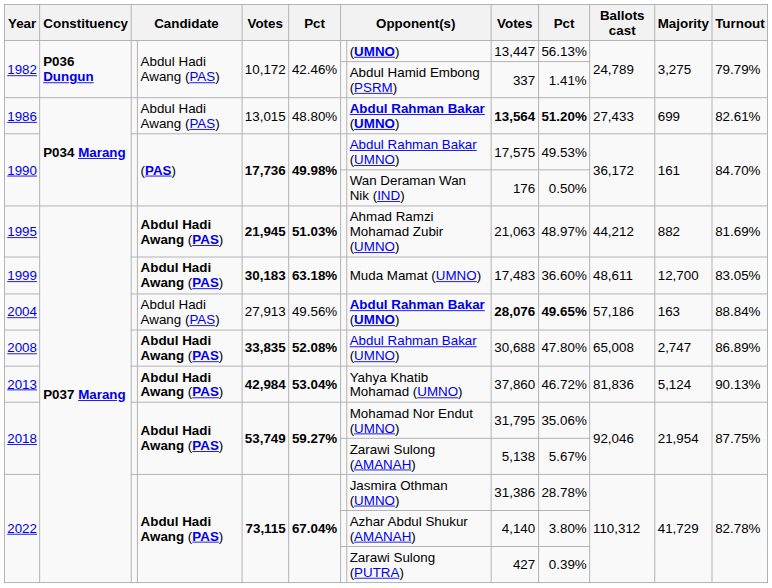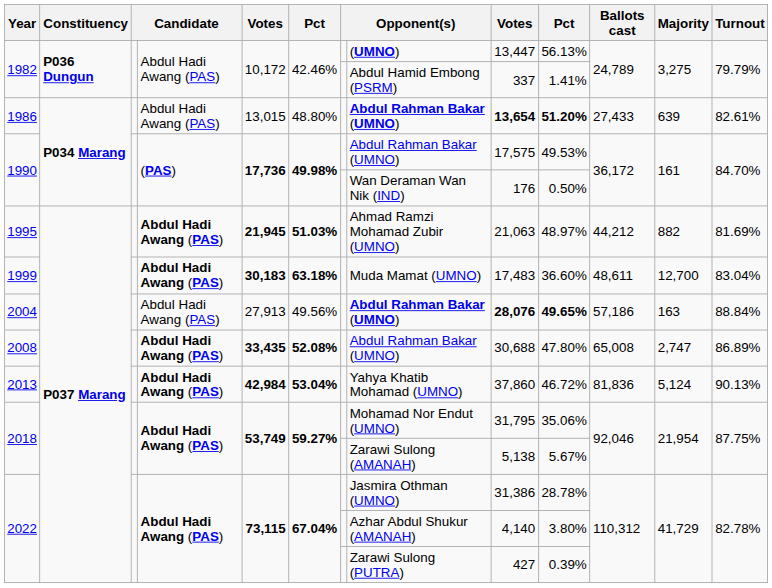(515, 116) 13,564 -> (515, 116) 13,654
(669, 116) 699 -> (669, 116) 639
(738, 275) 83.05% -> (738, 275) 83.04%
(265, 348) 33,835 -> (265, 348) 33,435
